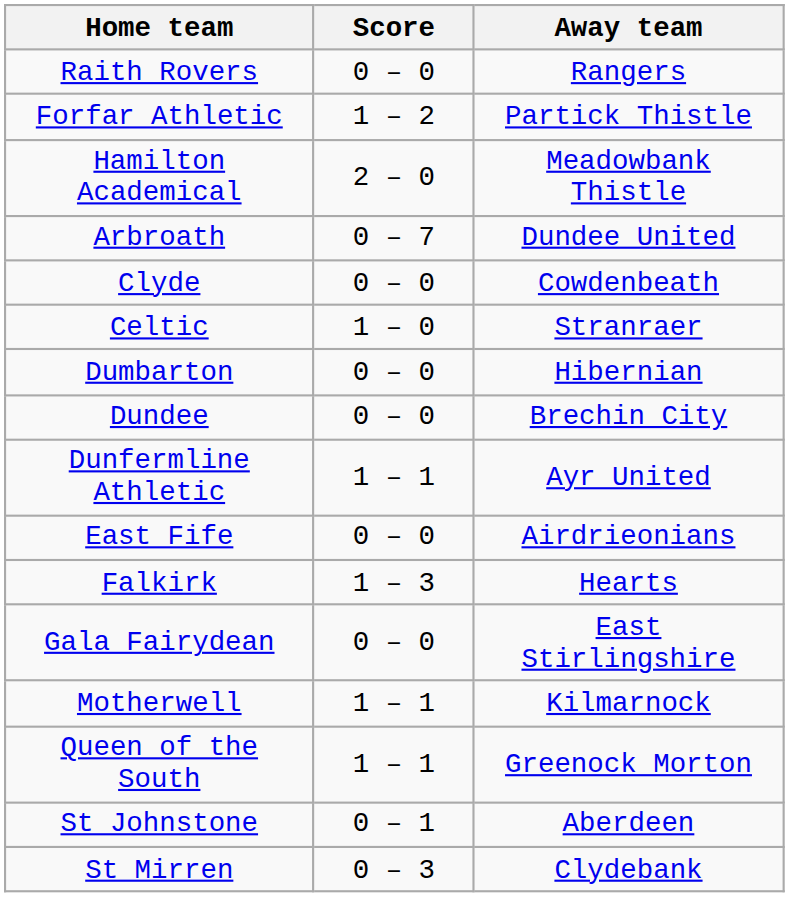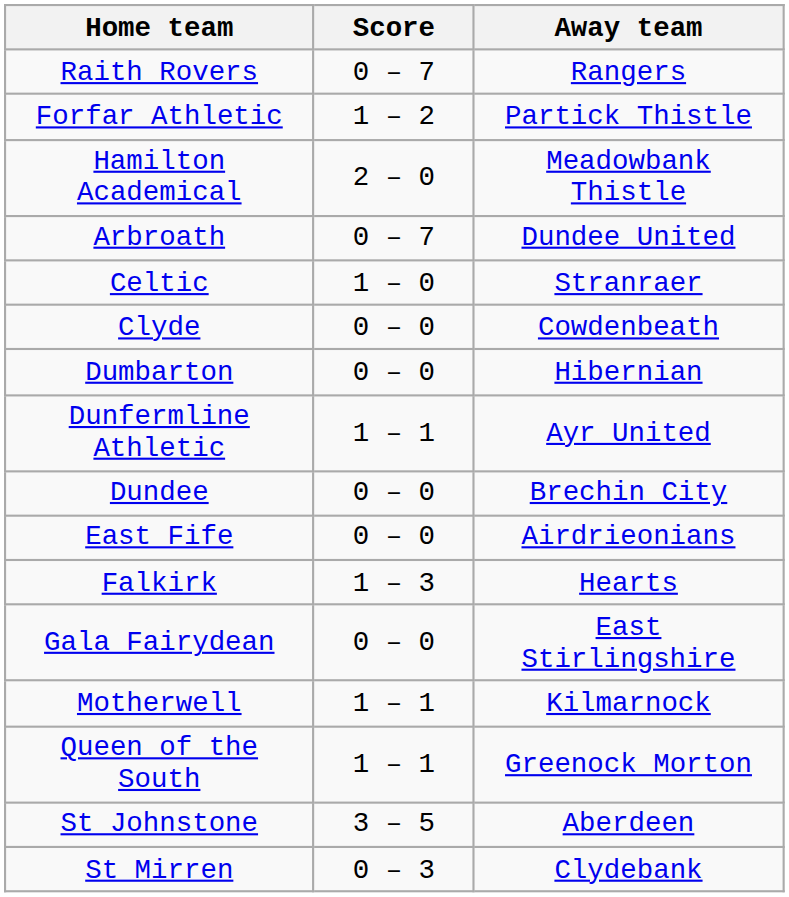(394, 72) 0 – 0 -> (394, 72) 0 – 7
rows swapped: (159, 327) <-> (159, 283)
rows swapped: (159, 417) <-> (159, 477)
(394, 825) 0 – 1 -> (394, 825) 3 – 5
